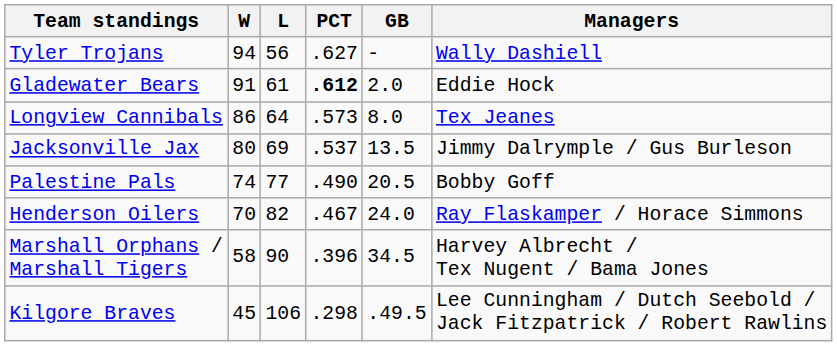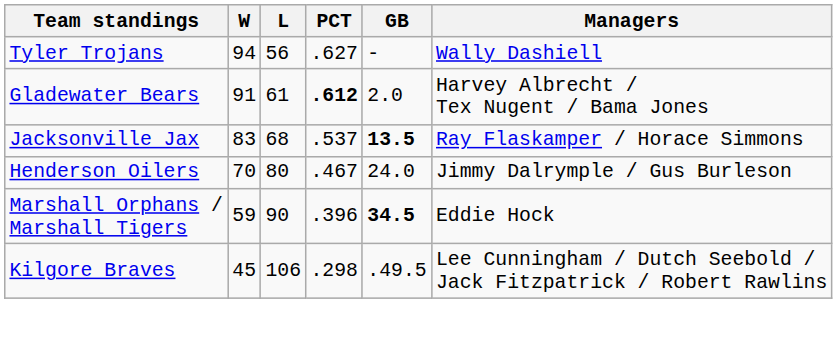(495, 85) Eddie Hock -> (572, 97) Harvey Albrecht / Tex Nugent / Bama Jones
- row: (116, 117)
(244, 150) 80 -> (244, 140) 83
(277, 150) 69 -> (277, 140) 68
(391, 150) normal -> (391, 140) bold
(614, 150) Jimmy Dalrymple / Gus Burleson -> (620, 140) Ray Flaskamper / Horace Simmons
- row: (92, 182)
(277, 214) 82 -> (277, 172) 80
(620, 214) Ray Flaskamper / Horace Simmons -> (614, 172) Jimmy Dalrymple / Gus Burleson
(244, 258) 58 -> (244, 216) 59
(391, 258) normal -> (391, 216) bold
(572, 258) Harvey Albrecht / Tex Nugent / Bama Jones -> (495, 216) Eddie Hock
